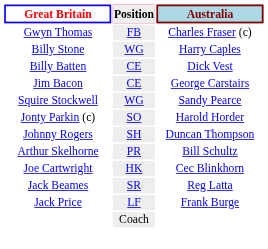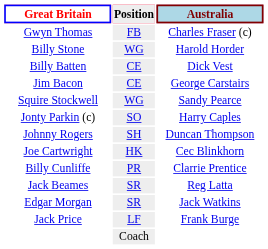(210, 49) Harry Caples -> (210, 49) Harold Horder
(210, 117) Harold Horder -> (210, 117) Harry Caples
- row: (58, 151)
+ row: (58, 168)
+ row: (58, 202)
